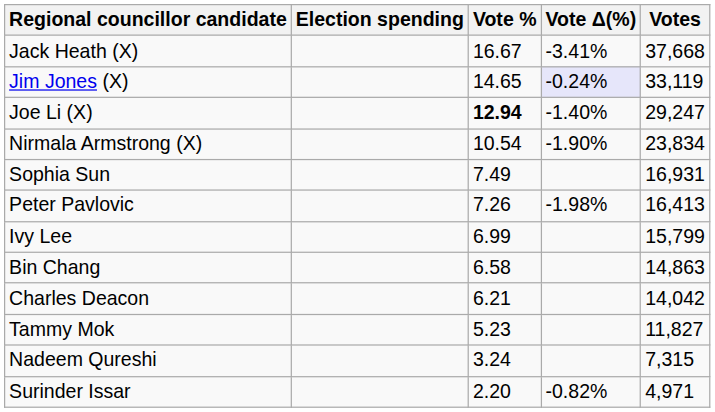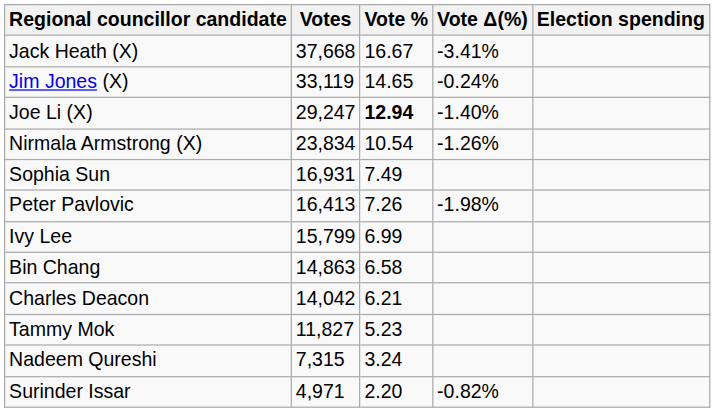columns swapped: (675, 19) <-> (380, 19)
(576, 81) lavender background -> (468, 81) no background
(576, 143) -1.90% -> (468, 143) -1.26%
